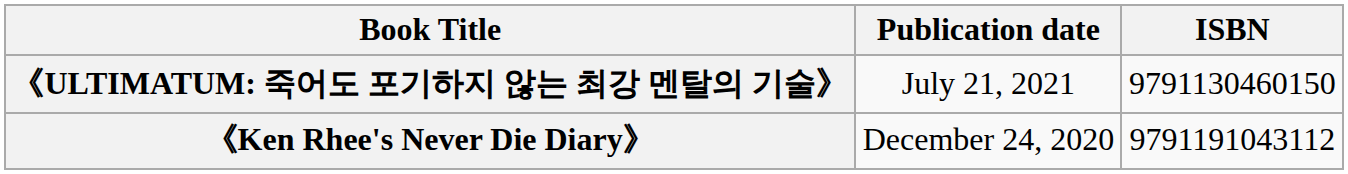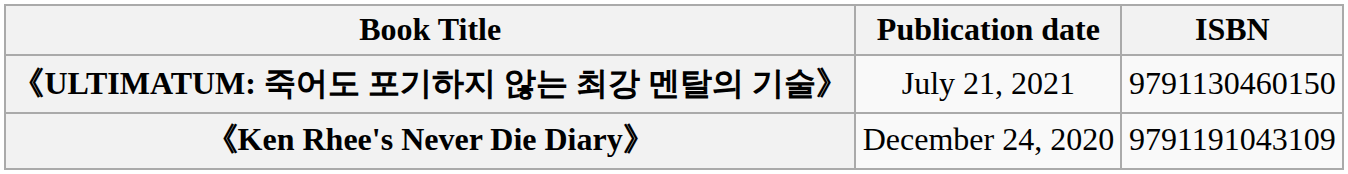(1232, 140) 9791191043112 -> (1232, 140) 9791191043109
